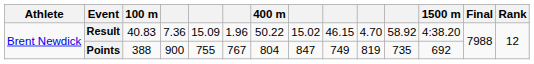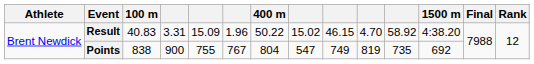(175, 32) 7.36 -> (175, 32) 3.31
(142, 50) 388 -> (142, 50) 838
(306, 50) 847 -> (306, 50) 547
